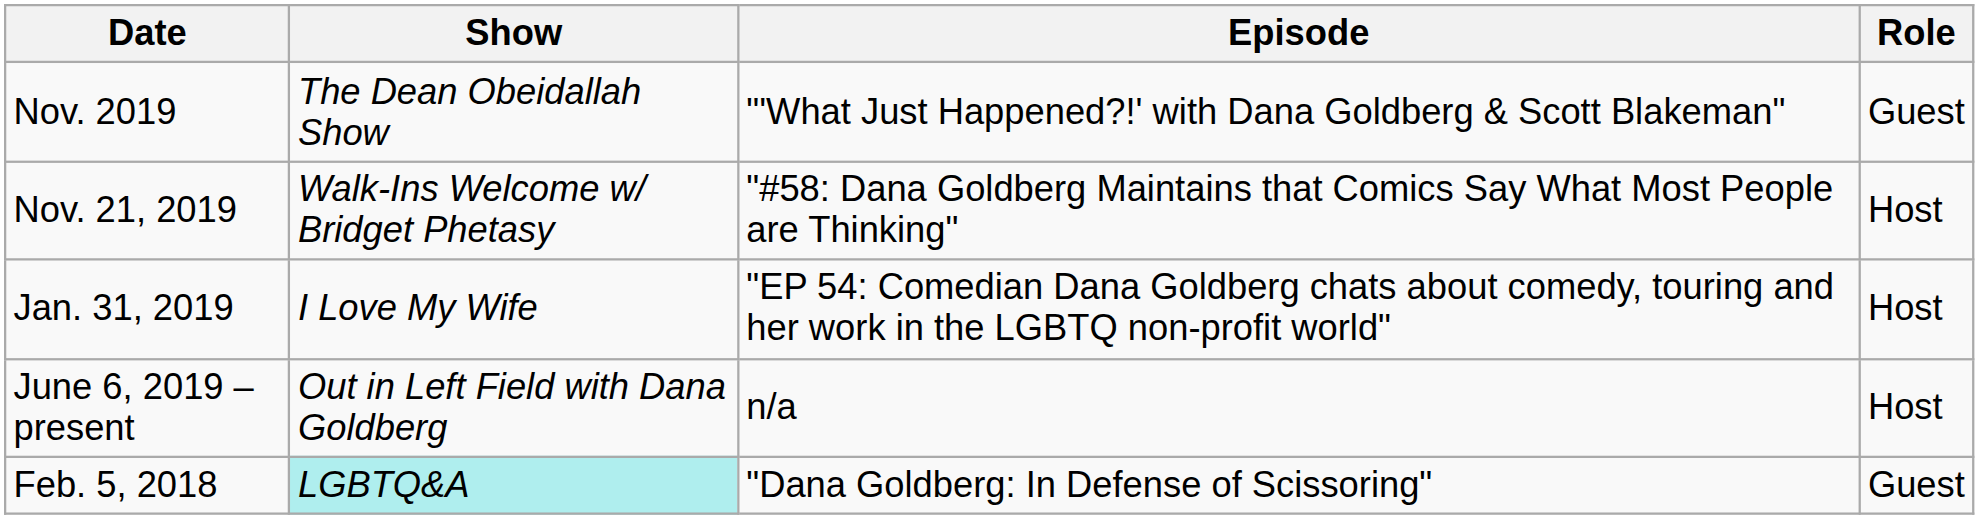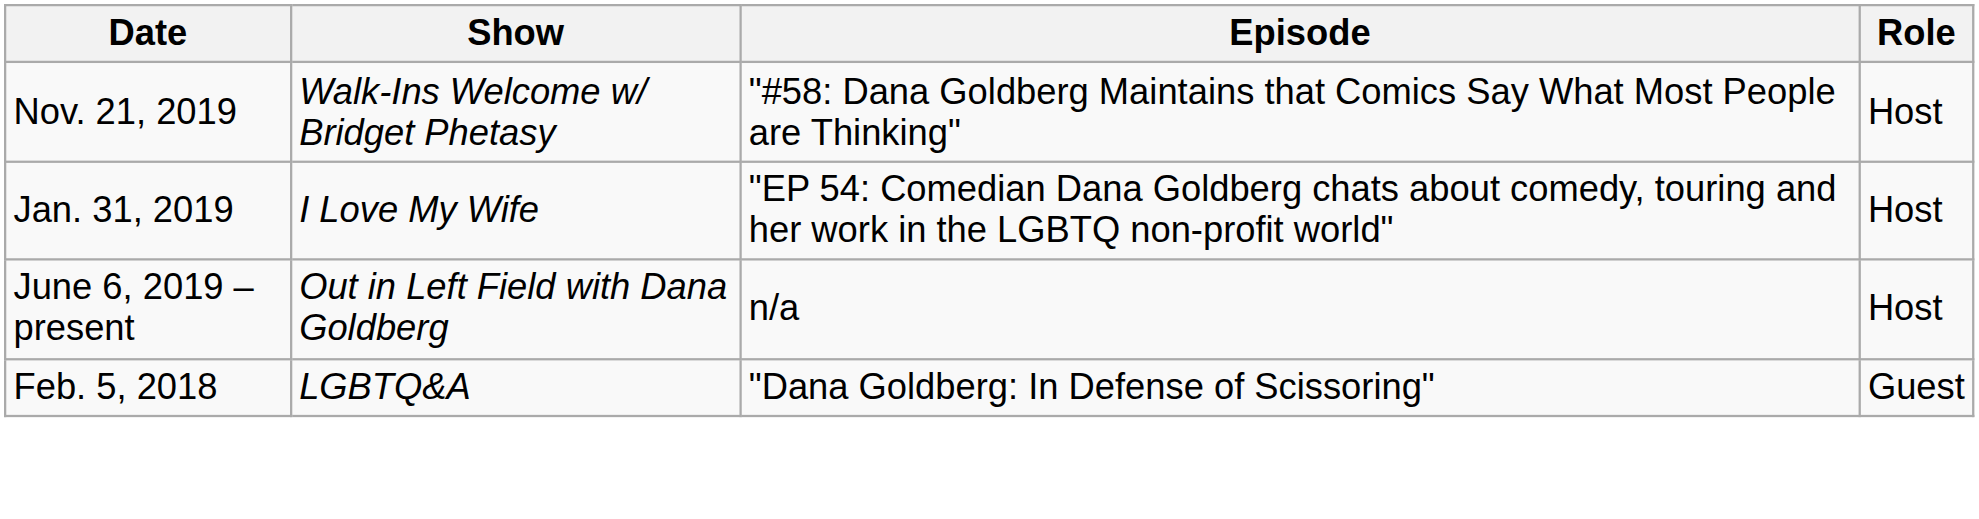- row: (95, 111)
(384, 484) paleturquoise background -> (385, 386) no background
